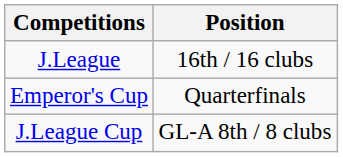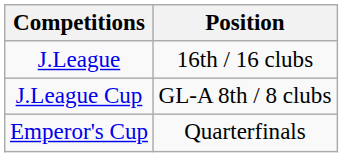rows swapped: (79, 95) <-> (79, 132)
